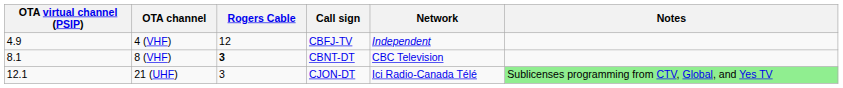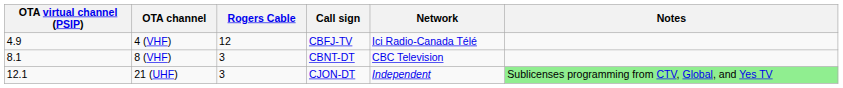(401, 41) Independent -> (425, 41) Ici Radio-Canada Télé
(222, 58) bold -> (222, 58) normal
(425, 74) Ici Radio-Canada Télé -> (401, 74) Independent
